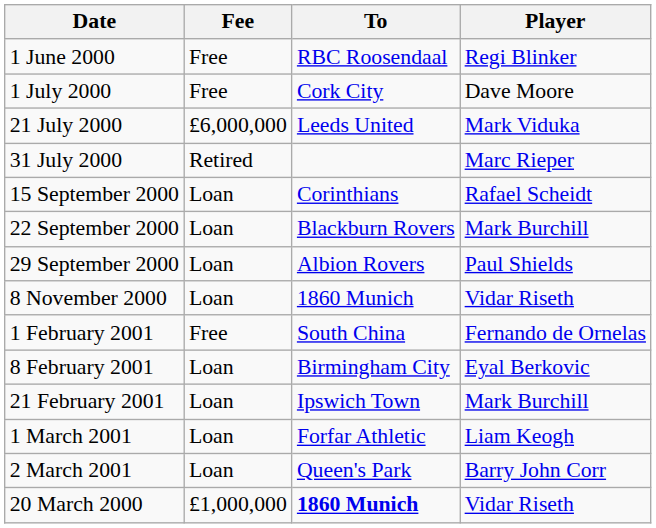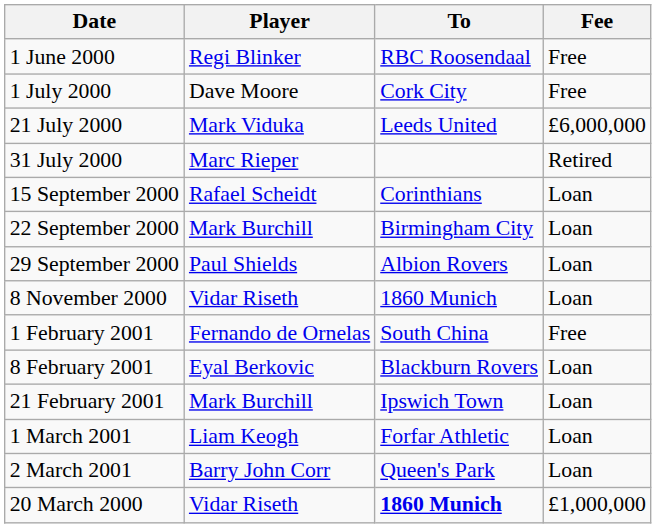columns swapped: (555, 21) <-> (238, 21)
(376, 228) Blackburn Rovers -> (457, 228) Birmingham City
(373, 366) Birmingham City -> (459, 366) Blackburn Rovers
